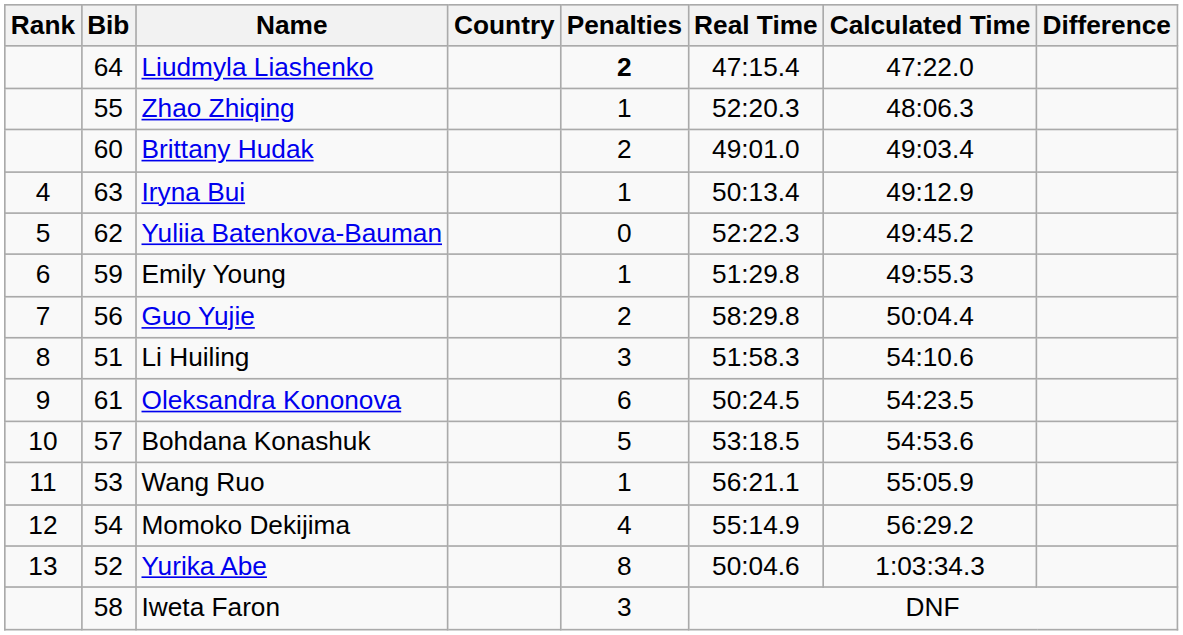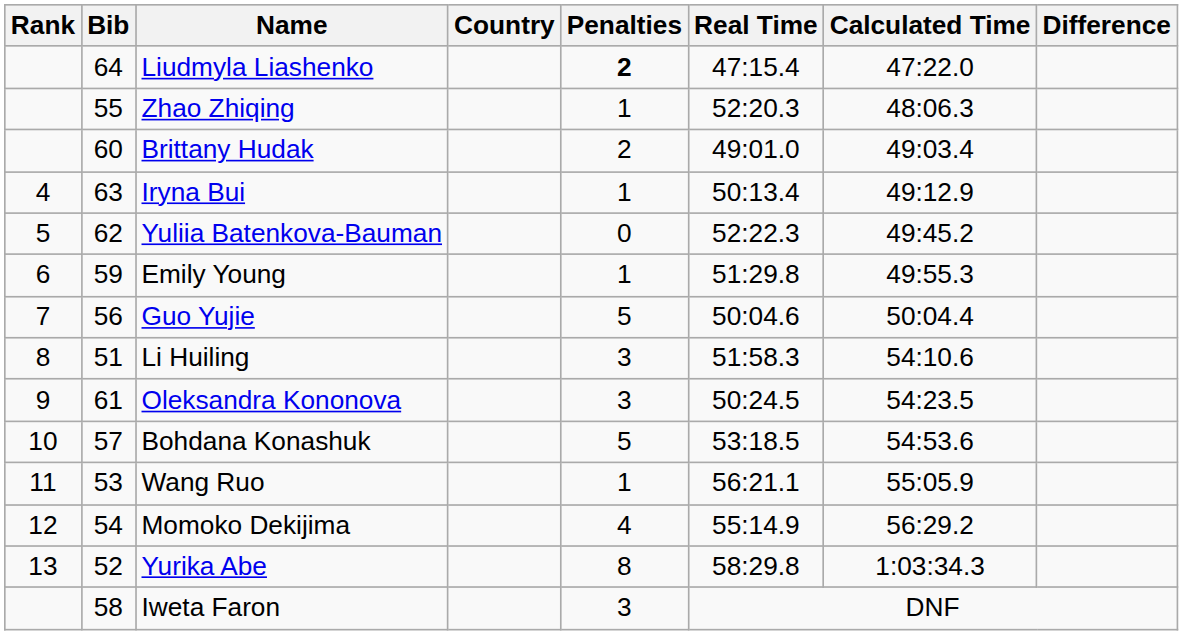(624, 316) 2 -> (624, 316) 5
(756, 316) 58:29.8 -> (756, 316) 50:04.6
(624, 399) 6 -> (624, 399) 3
(756, 566) 50:04.6 -> (756, 566) 58:29.8
